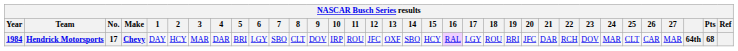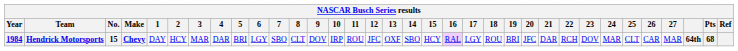(114, 39) 17 -> (114, 39) 15
